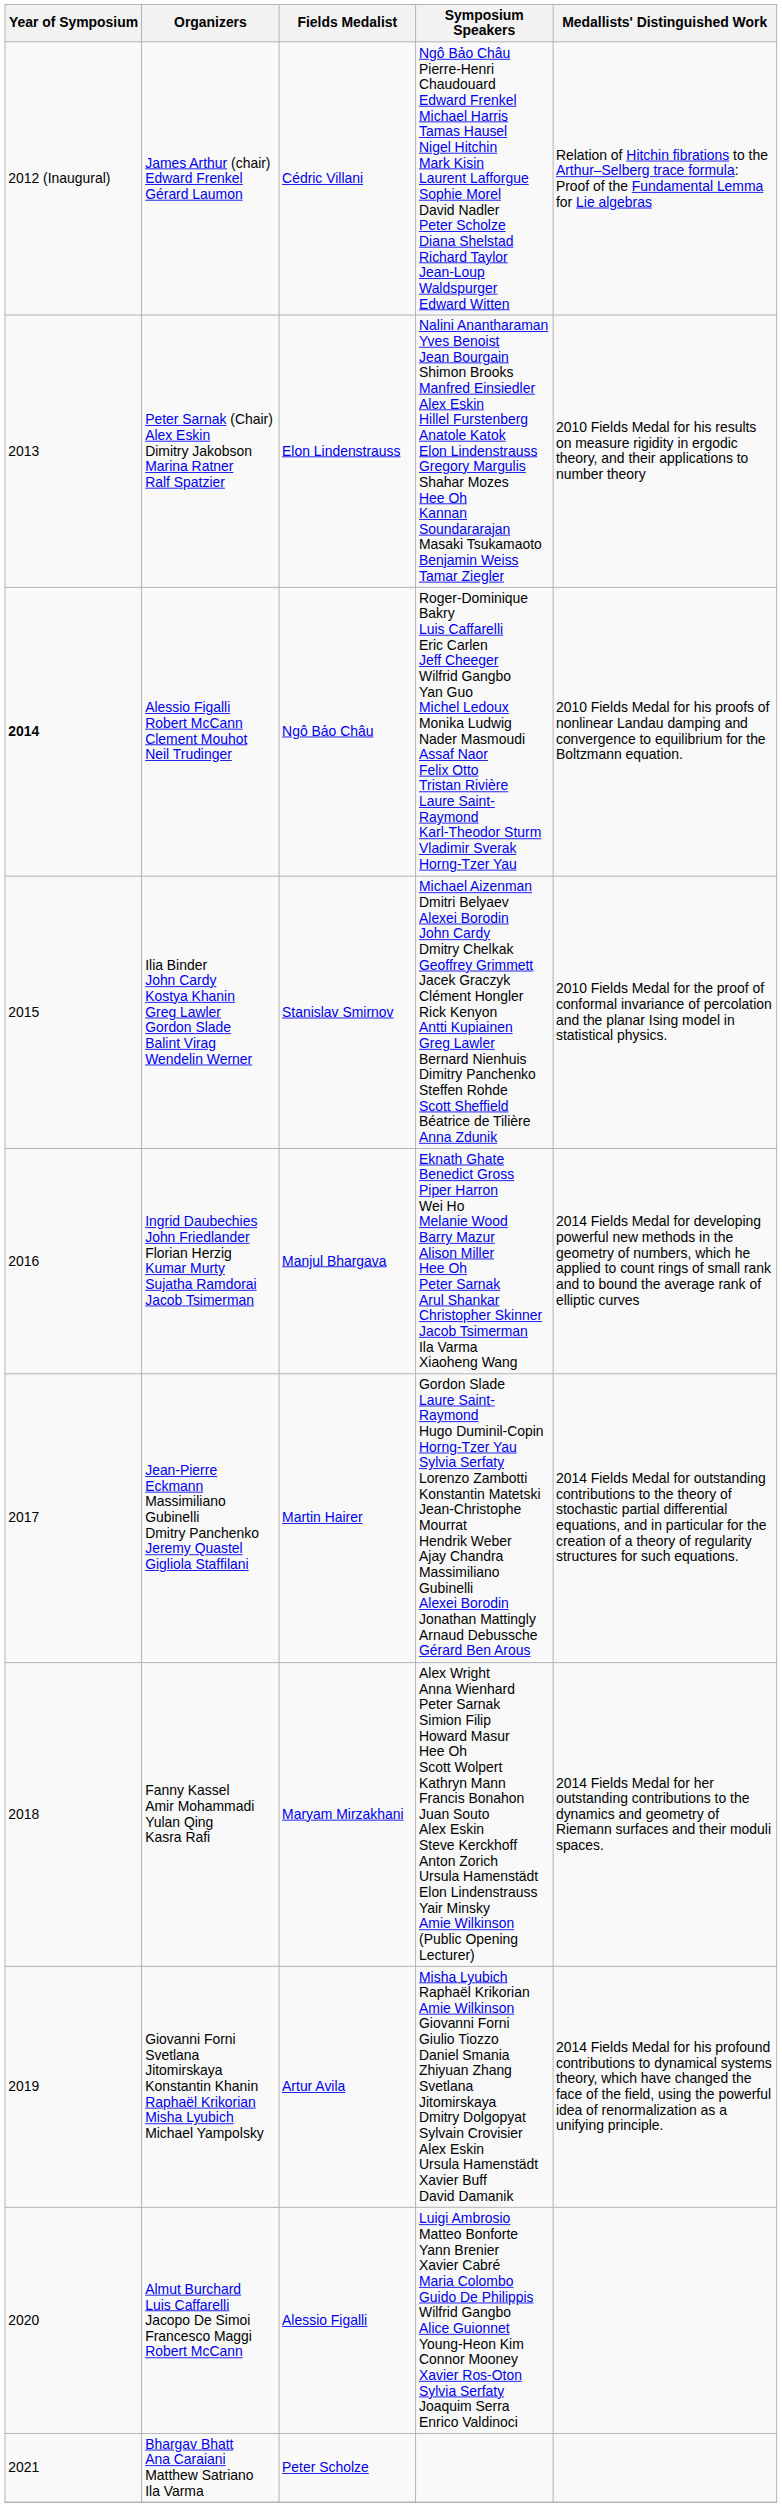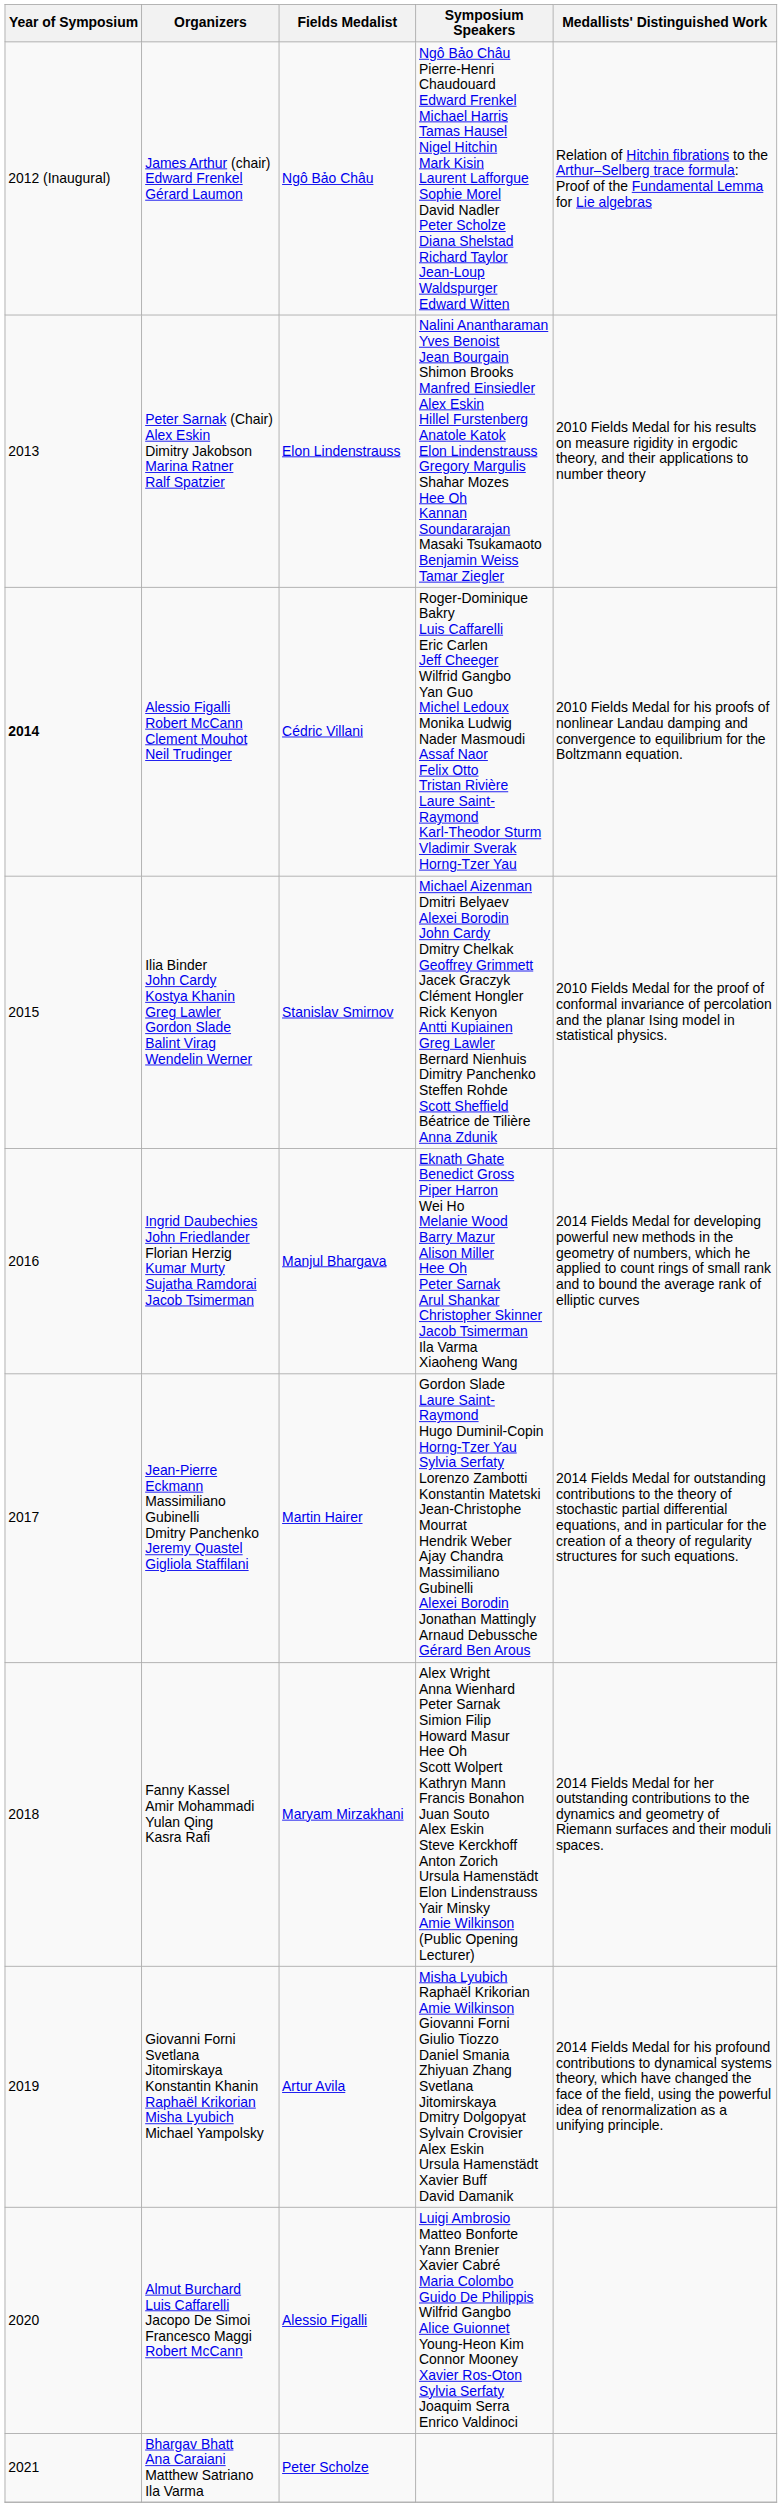(323, 179) Cédric Villani -> (328, 179) Ngô Bảo Châu
(328, 732) Ngô Bảo Châu -> (323, 732) Cédric Villani
